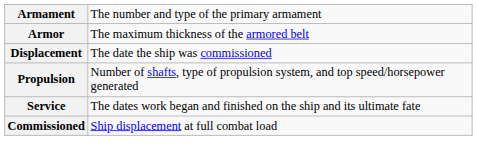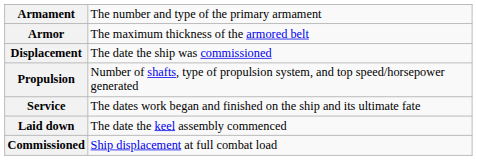+ row: (46, 125)
